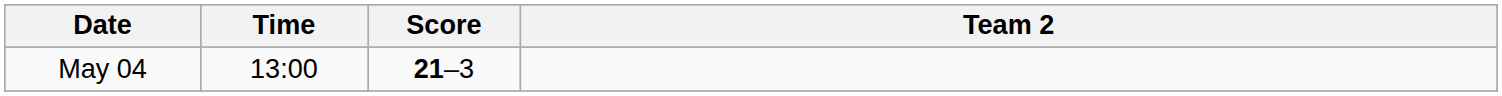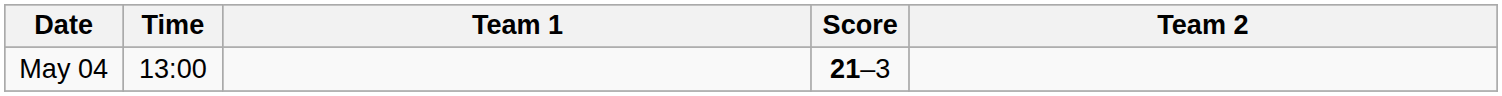+ column: (517, 25)
